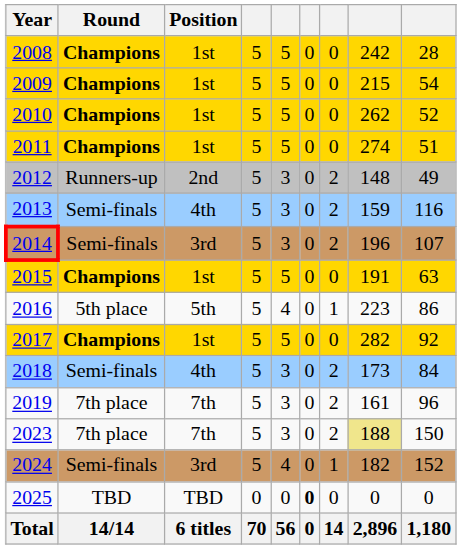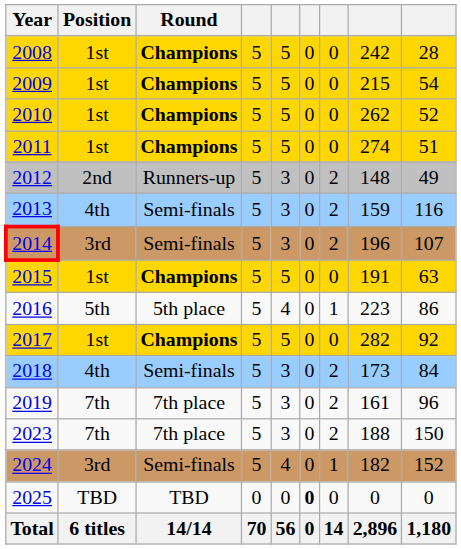columns swapped: (111, 20) <-> (203, 20)
(375, 434) khaki background -> (375, 434) no background
